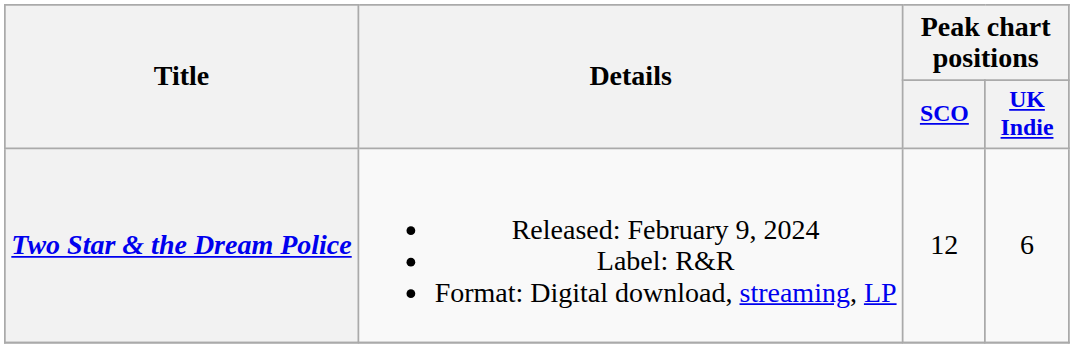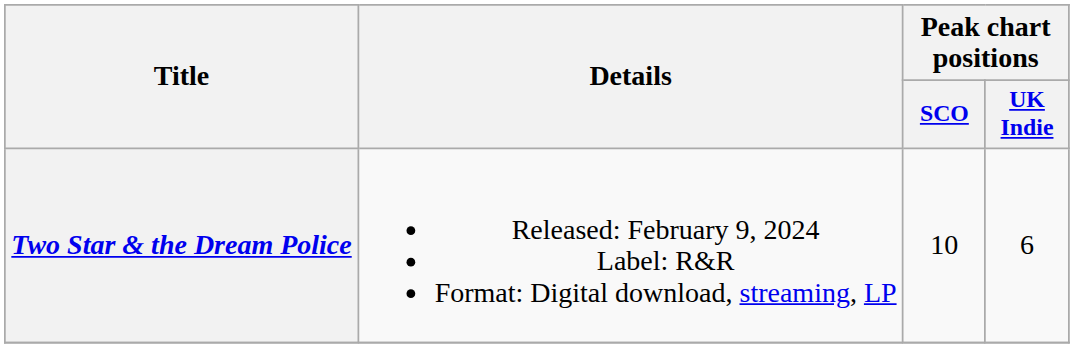(944, 245) 12 -> (944, 245) 10
